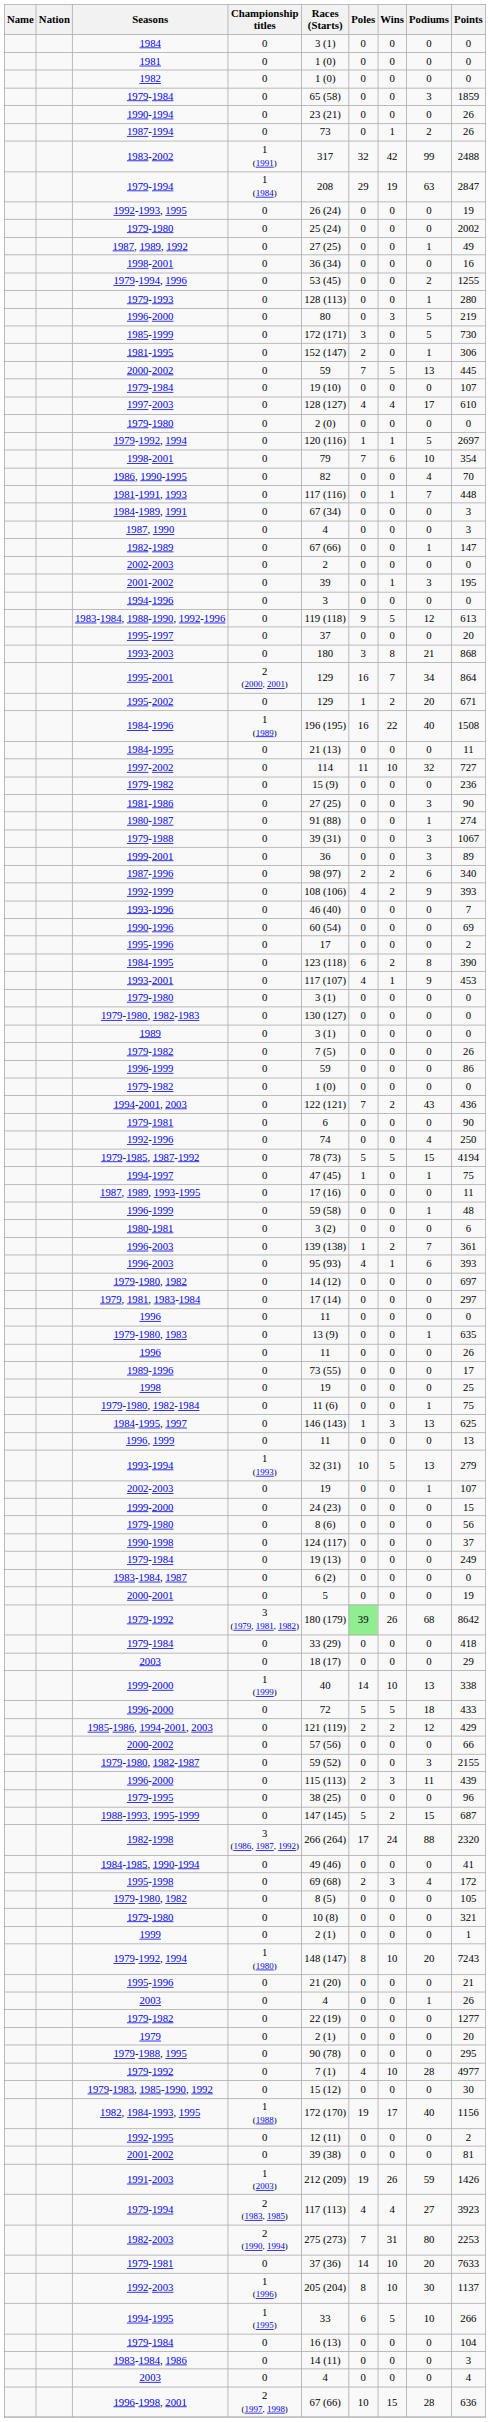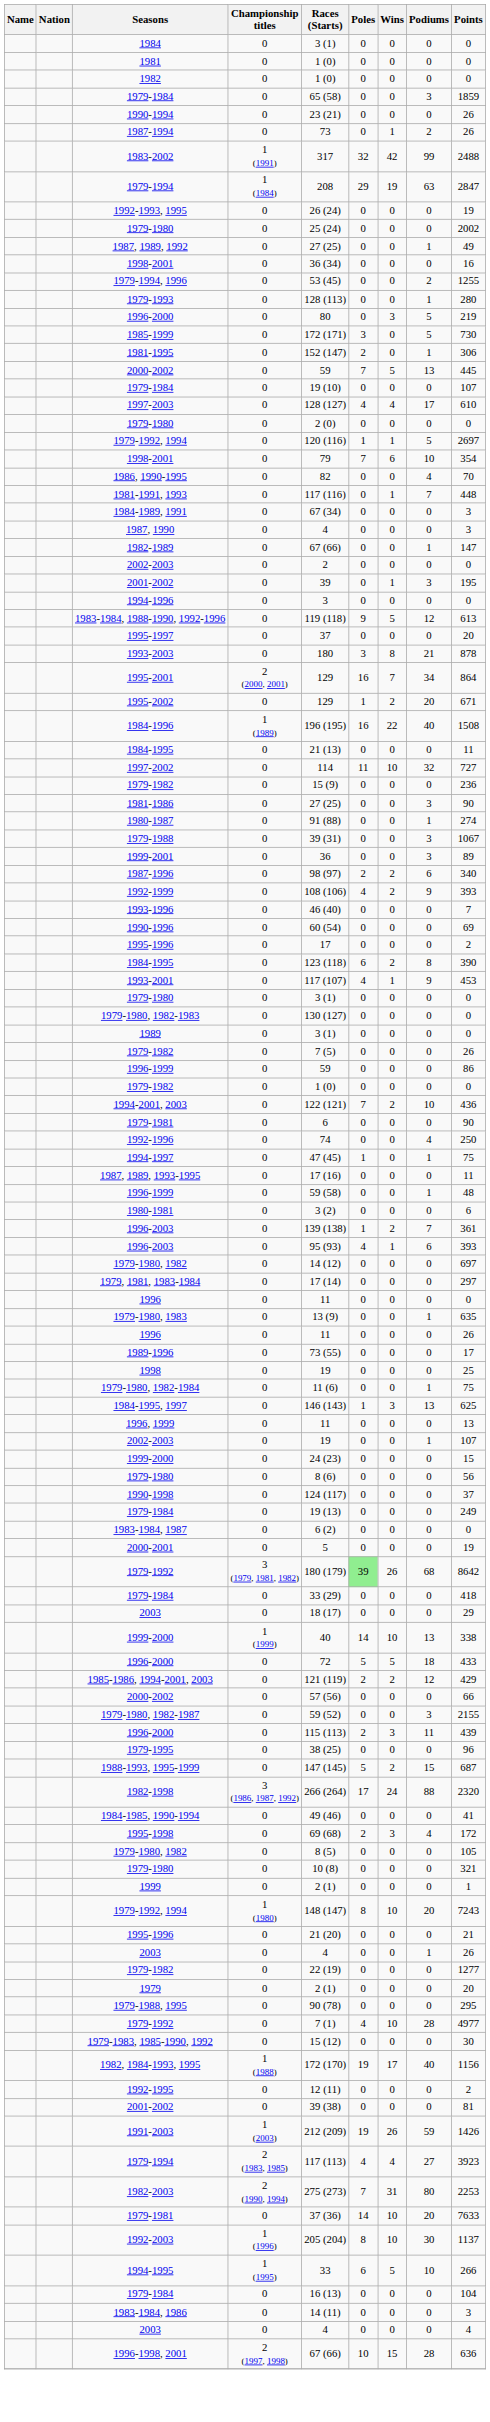(468, 653) 868 -> (468, 653) 878
(429, 1104) 43 -> (429, 1104) 10
- row: (150, 1157)
- row: (150, 1465)
